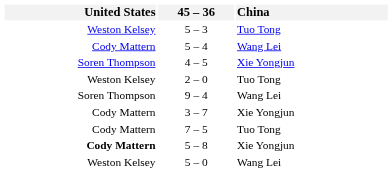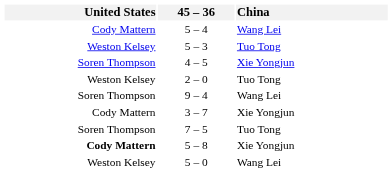rows swapped: (196, 46) <-> (196, 29)
(124, 129) Cody Mattern -> (117, 129) Soren Thompson
